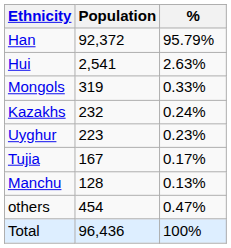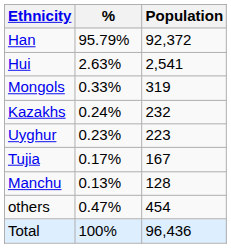columns swapped: (117, 16) <-> (193, 16)
